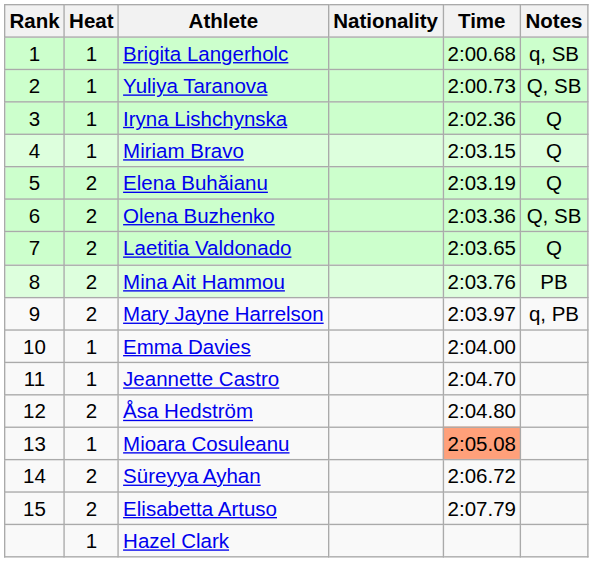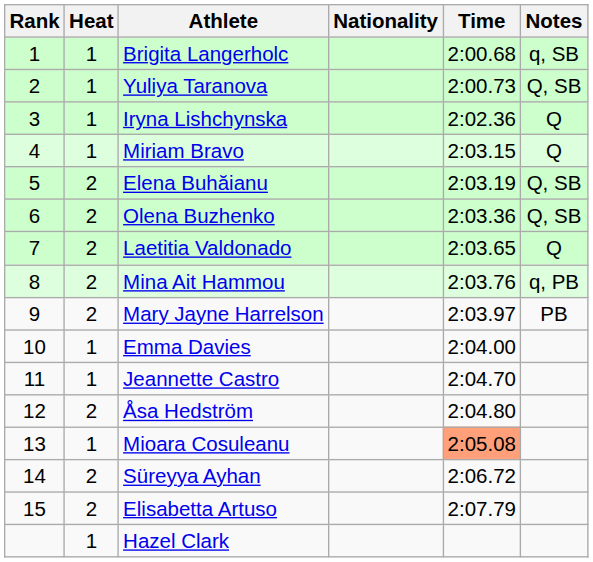(554, 184) Q -> (554, 184) Q, SB
(554, 281) PB -> (554, 281) q, PB
(554, 313) q, PB -> (554, 313) PB
